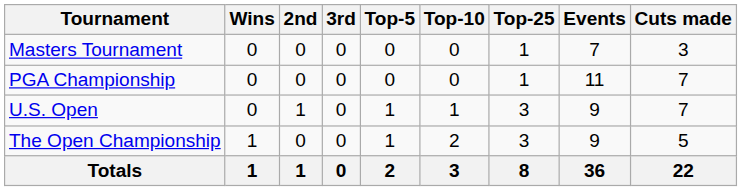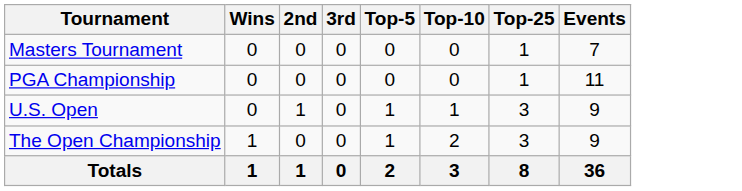- column: (683, 19)
